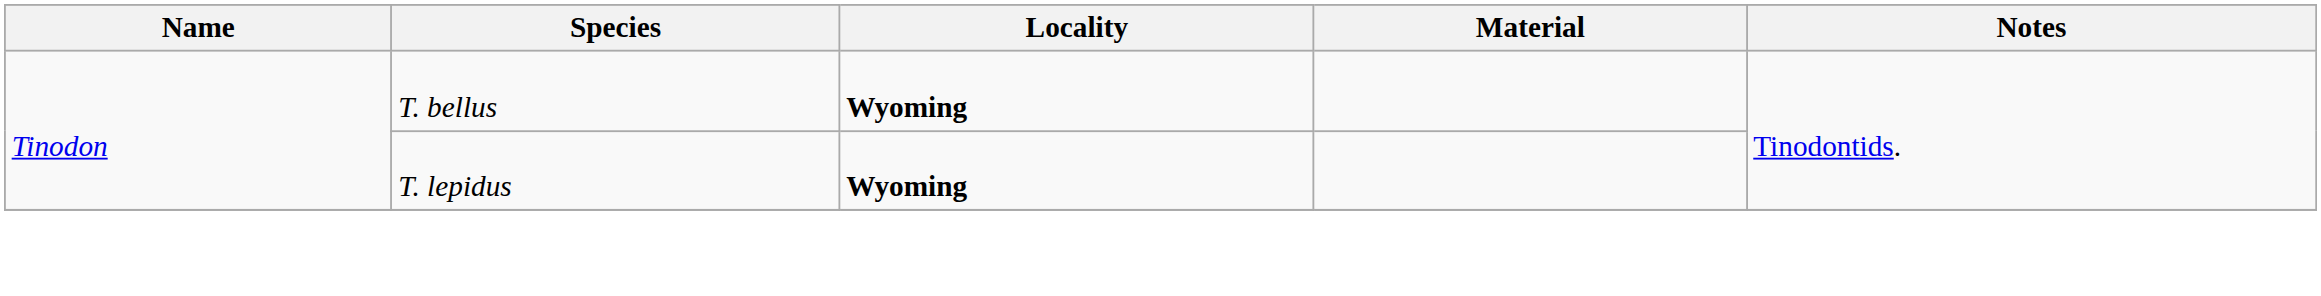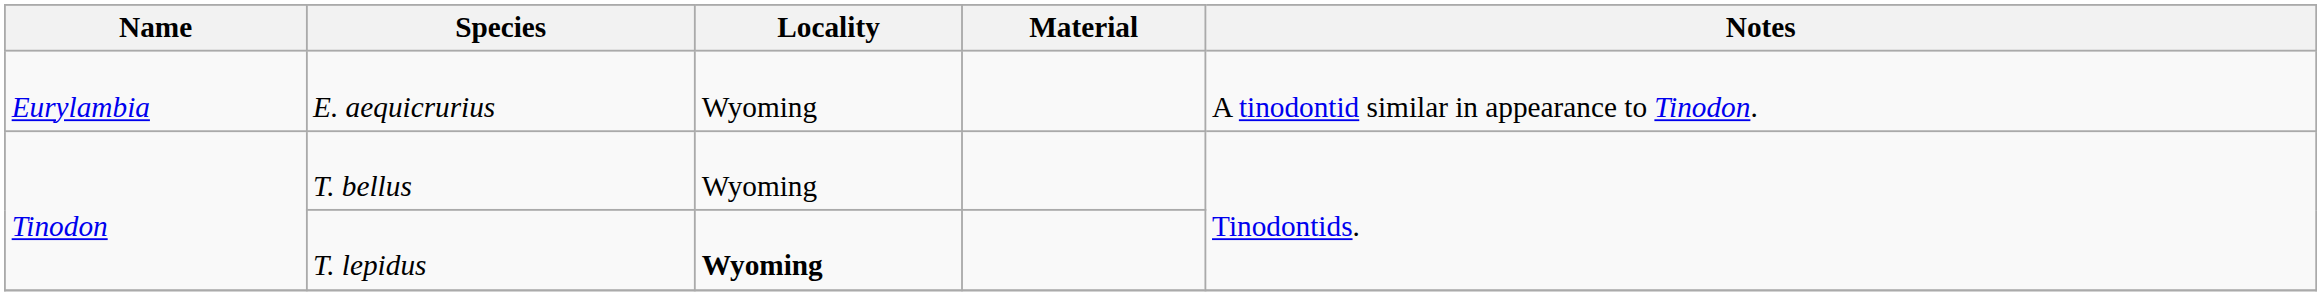+ row: (404, 107)
(907, 107) bold -> (759, 186) normal
